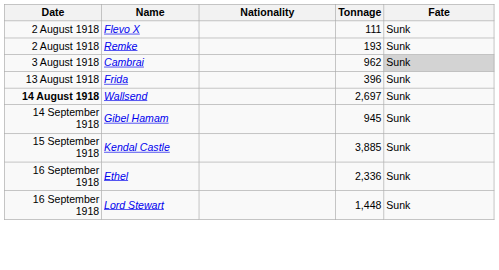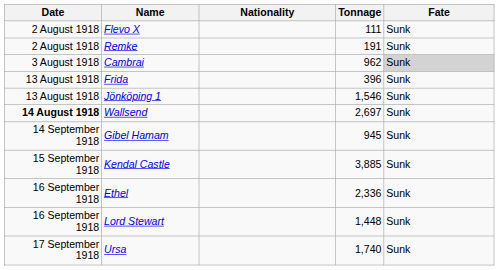(373, 46) 193 -> (373, 46) 191
+ row: (133, 96)
+ row: (115, 250)
